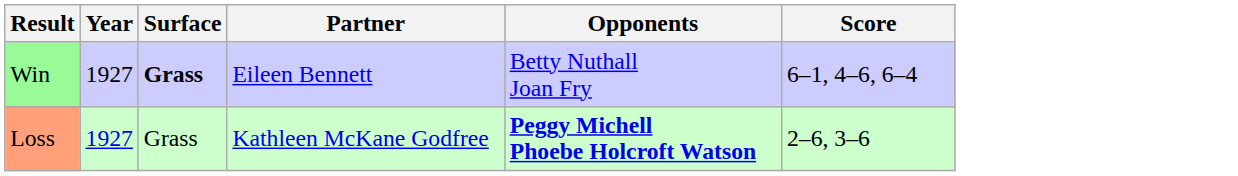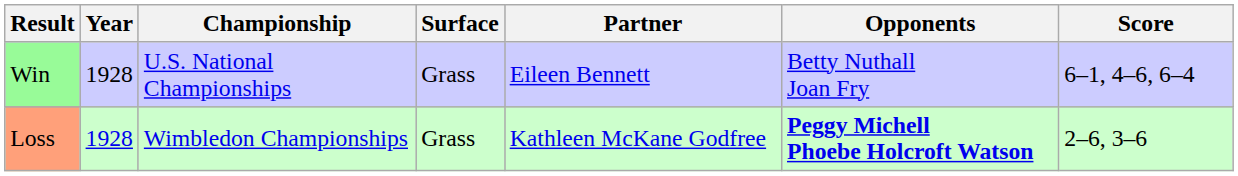+ column: (277, 23)
(109, 74) 1927 -> (109, 74) 1928
(173, 74) bold -> (448, 74) normal
(109, 138) 1927 -> (109, 138) 1928
